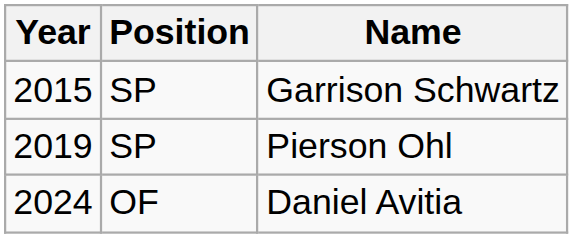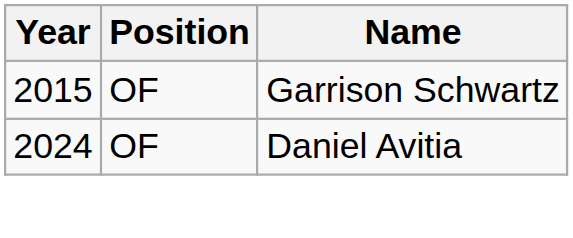(133, 89) SP -> (134, 89) OF
- row: (360, 145)
